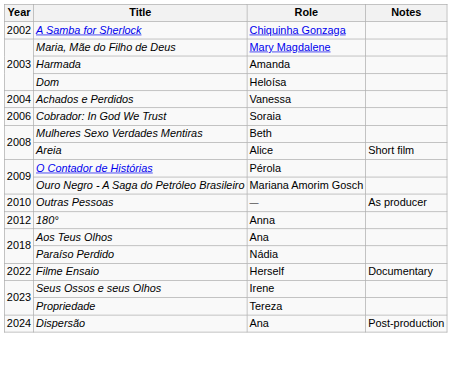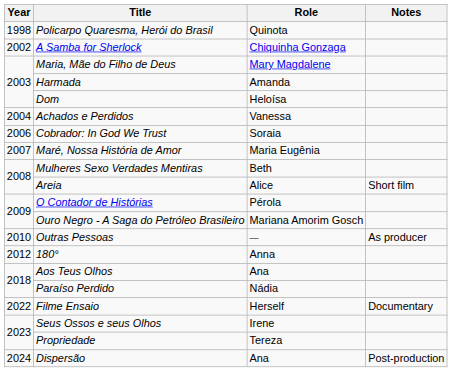+ row: (124, 30)
+ row: (109, 151)
